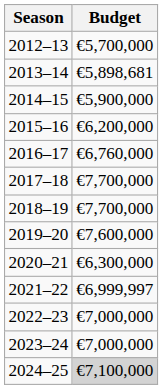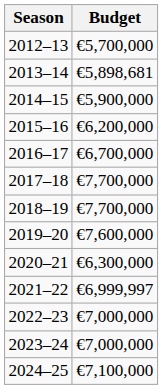(115, 153) €6,760,000 -> (115, 153) €6,700,000
(115, 371) lightgrey background -> (115, 371) no background
